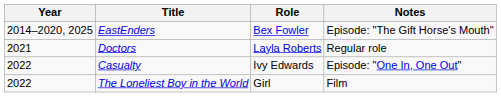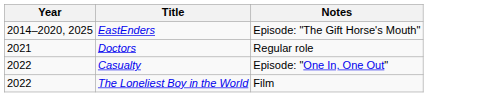- column: (287, 13)
